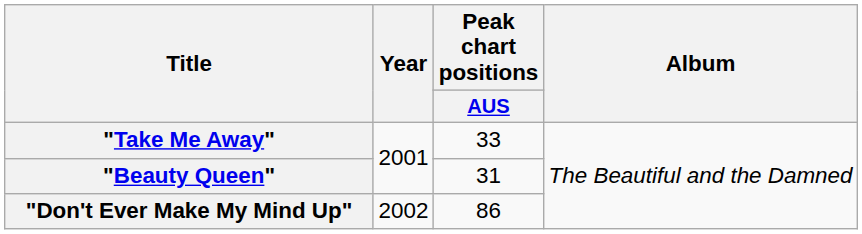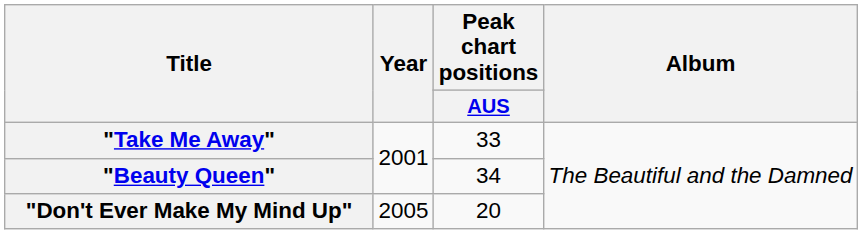(489, 175) 31 -> (489, 175) 34
(404, 211) 2002 -> (404, 211) 2005
(489, 211) 86 -> (489, 211) 20
